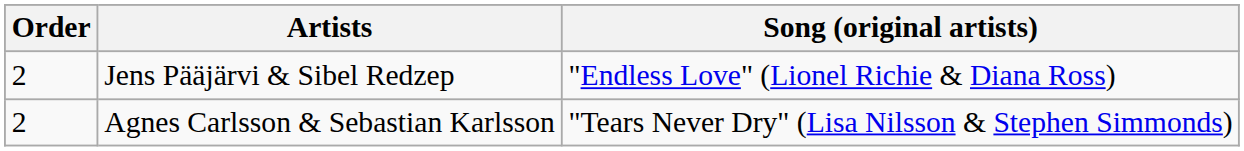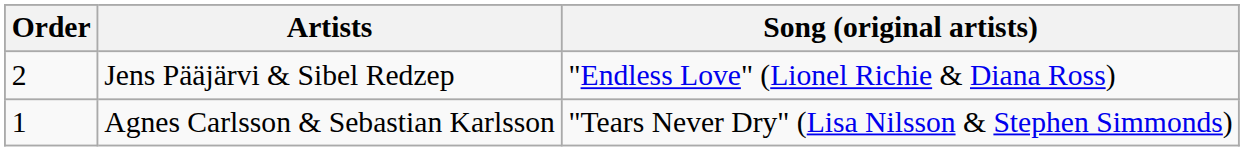(19, 121) 2 -> (19, 121) 1
